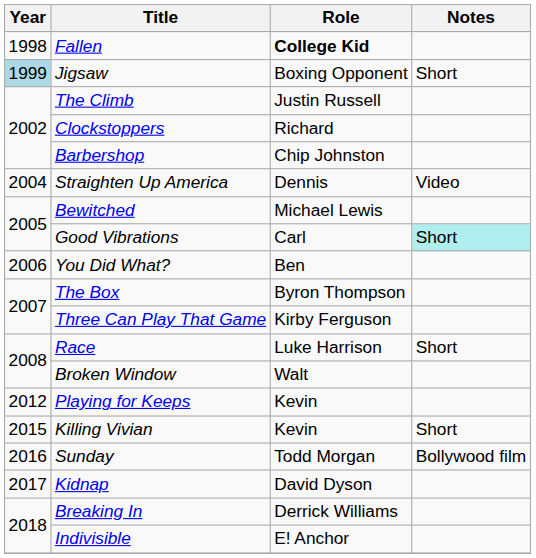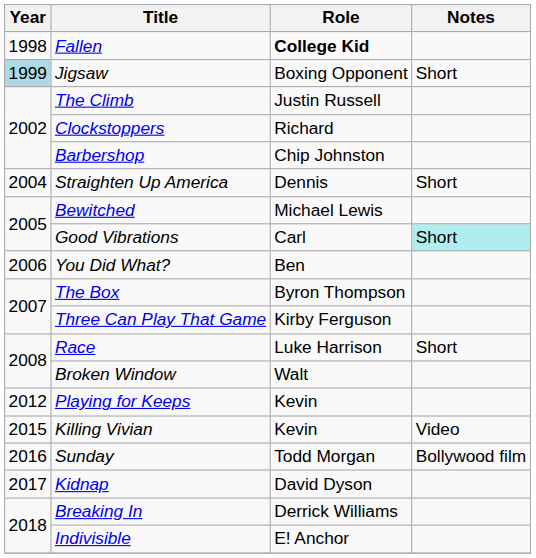(438, 182) Video -> (436, 182) Short
(436, 429) Short -> (438, 429) Video
